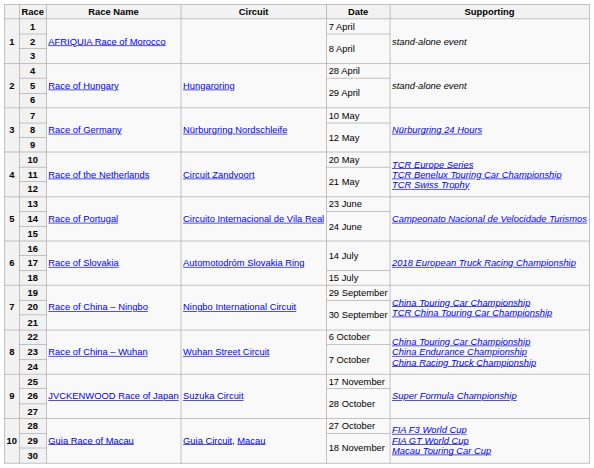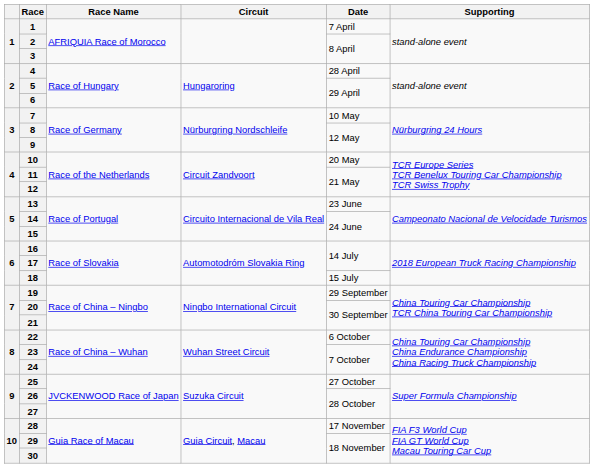(357, 381) 17 November -> (352, 381) 27 October
(352, 426) 27 October -> (357, 426) 17 November
